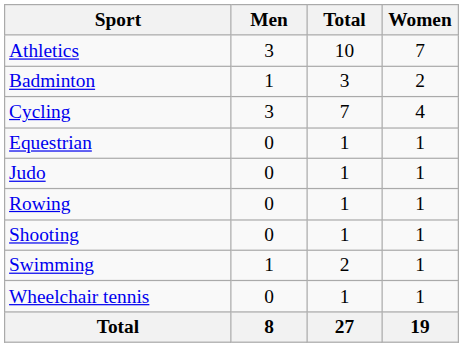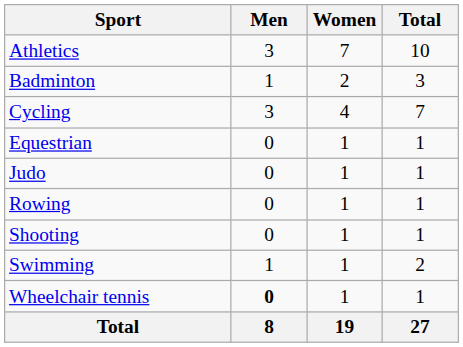columns swapped: (420, 19) <-> (345, 19)
(269, 296) normal -> (269, 296) bold
